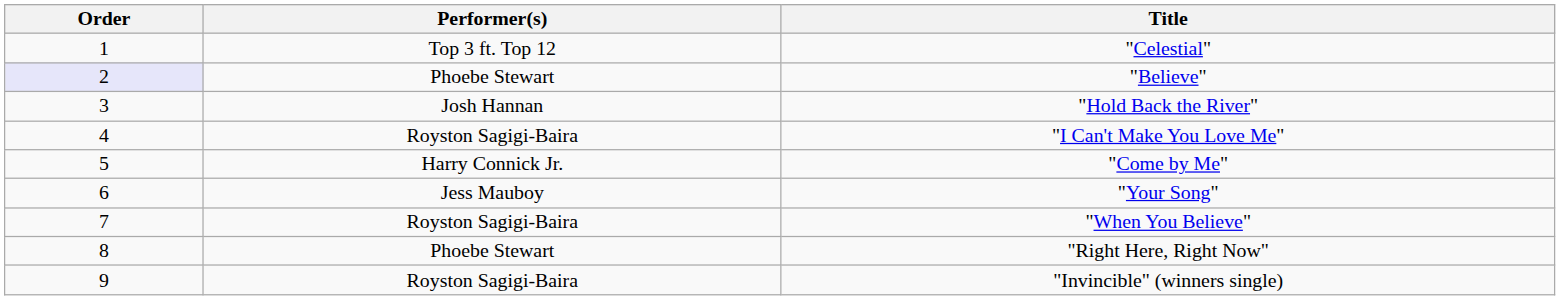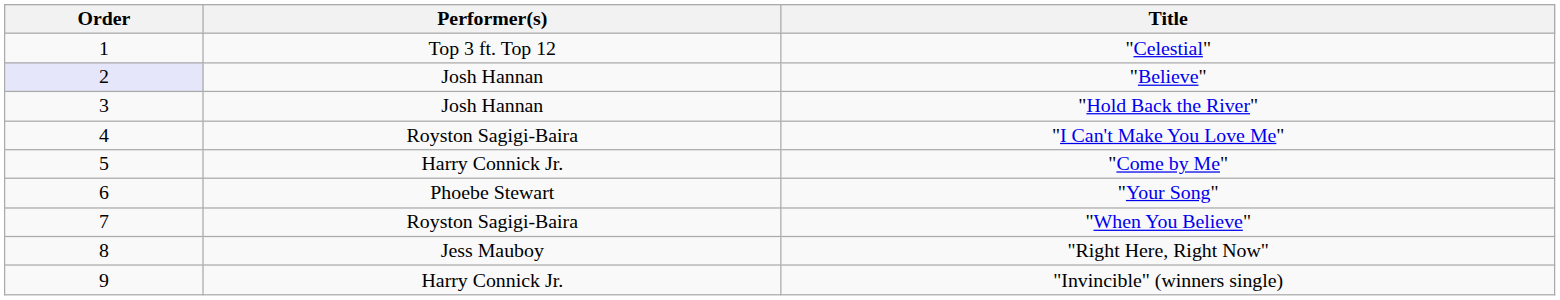(492, 76) Phoebe Stewart -> (492, 76) Josh Hannan
(492, 192) Jess Mauboy -> (492, 192) Phoebe Stewart
(492, 250) Phoebe Stewart -> (492, 250) Jess Mauboy
(492, 279) Royston Sagigi-Baira -> (492, 279) Harry Connick Jr.
